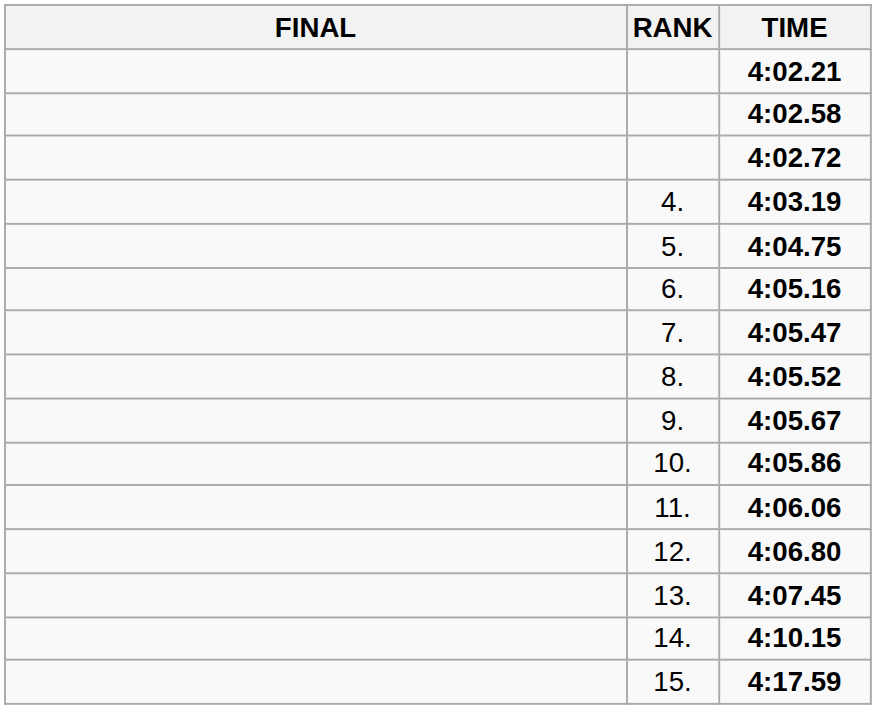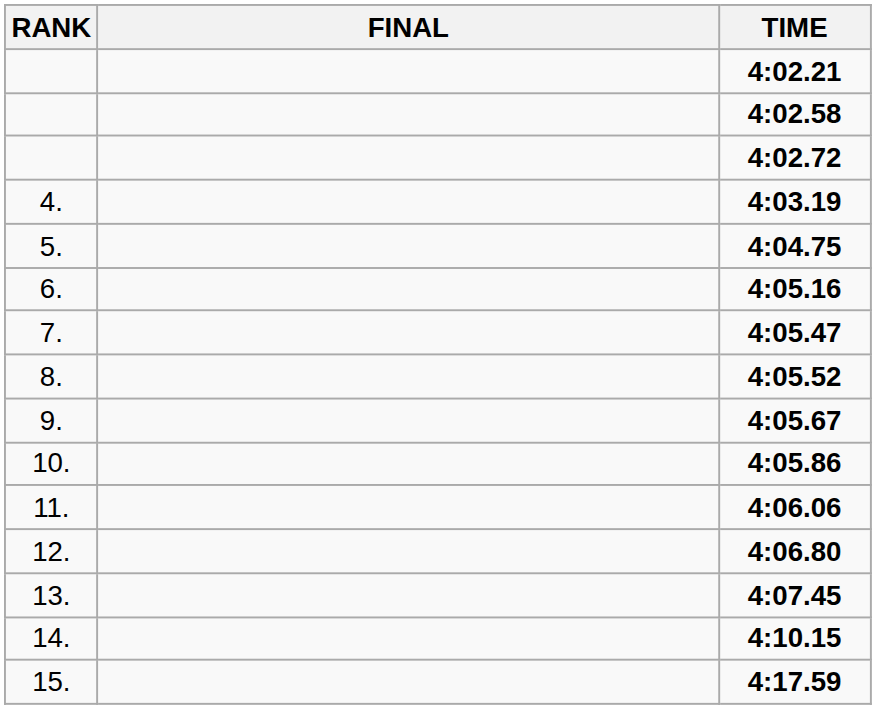columns swapped: (673, 27) <-> (316, 27)
